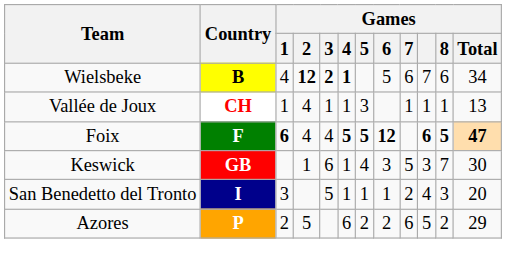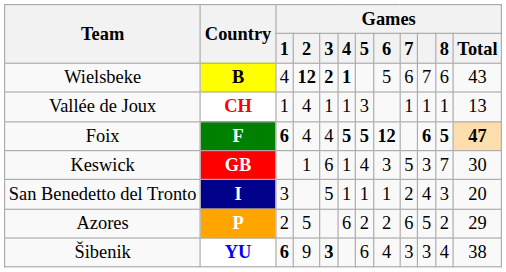(477, 77) 34 -> (477, 77) 43
+ row: (103, 252)
